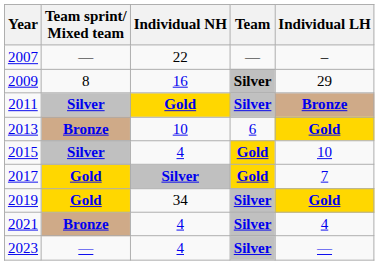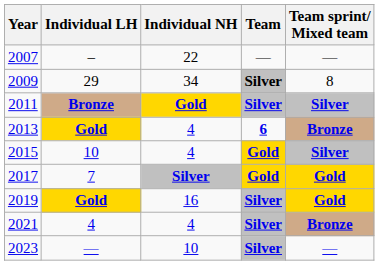columns swapped: (325, 24) <-> (86, 24)
(180, 81) 16 -> (191, 81) 34
(180, 128) 10 -> (191, 128) 4
(253, 128) normal -> (263, 128) bold
(180, 200) 34 -> (191, 200) 16
(180, 248) 4 -> (191, 248) 10
